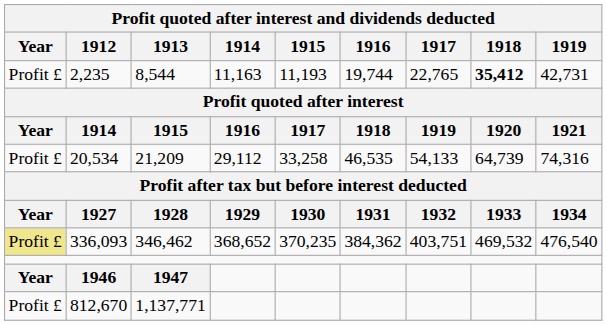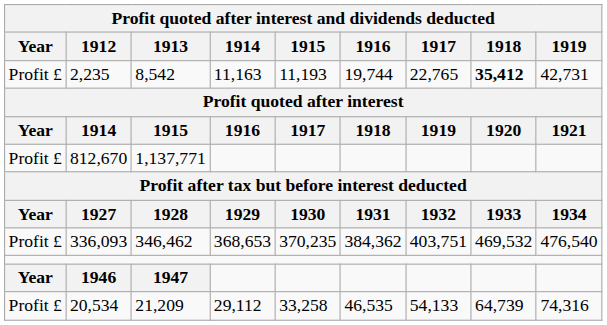(155, 74) 8,544 -> (155, 74) 8,542
rows swapped: (94, 158) <-> (99, 305)
(35, 241) khaki background -> (35, 241) no background
(242, 241) 368,652 -> (242, 241) 368,653
